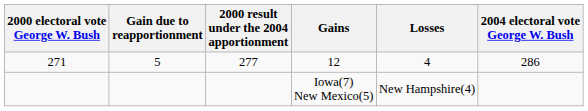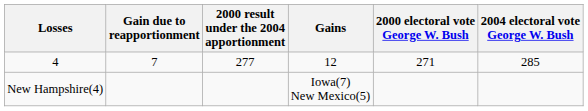columns swapped: (57, 28) <-> (427, 28)
(157, 62) 5 -> (154, 62) 7
(530, 62) 286 -> (530, 62) 285
